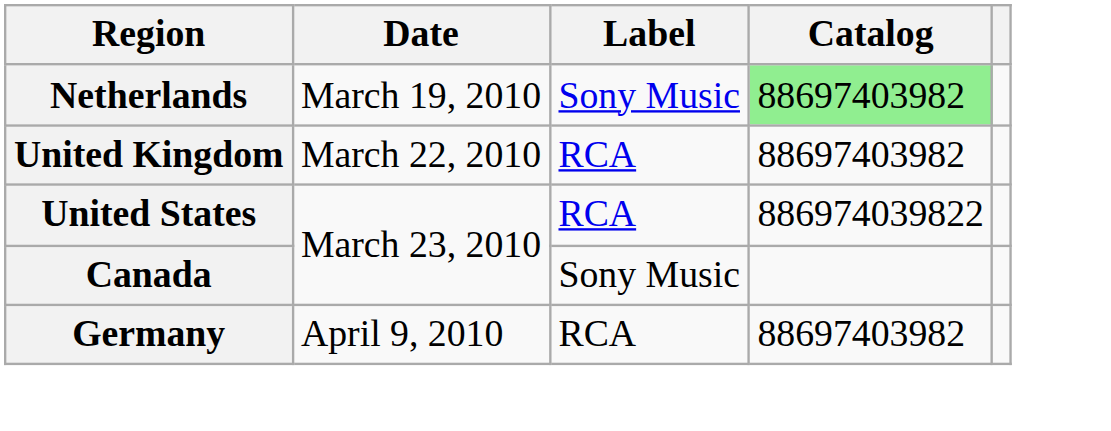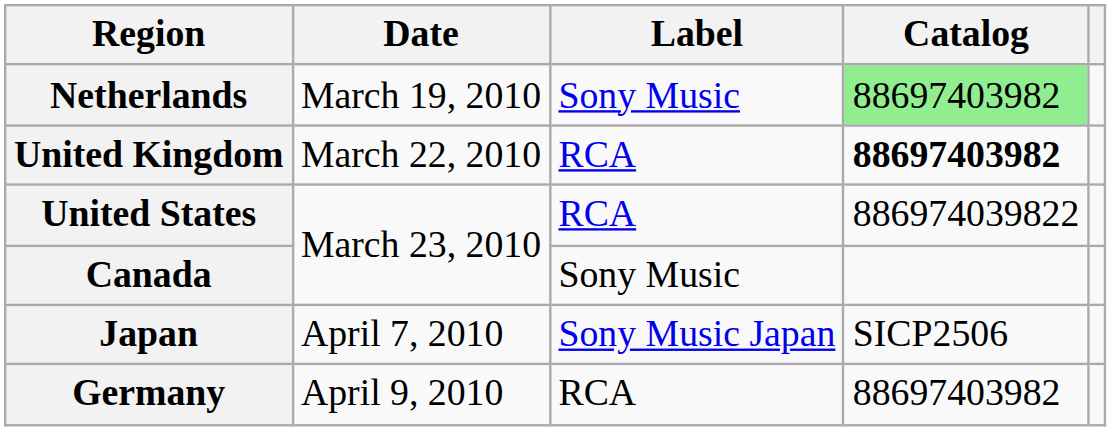(861, 154) normal -> (957, 154) bold
+ row: (149, 333)
